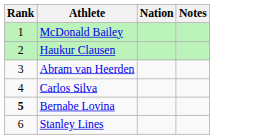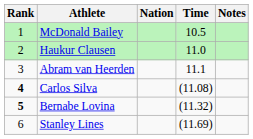+ column: (196, 13)
(21, 87) normal -> (21, 87) bold
